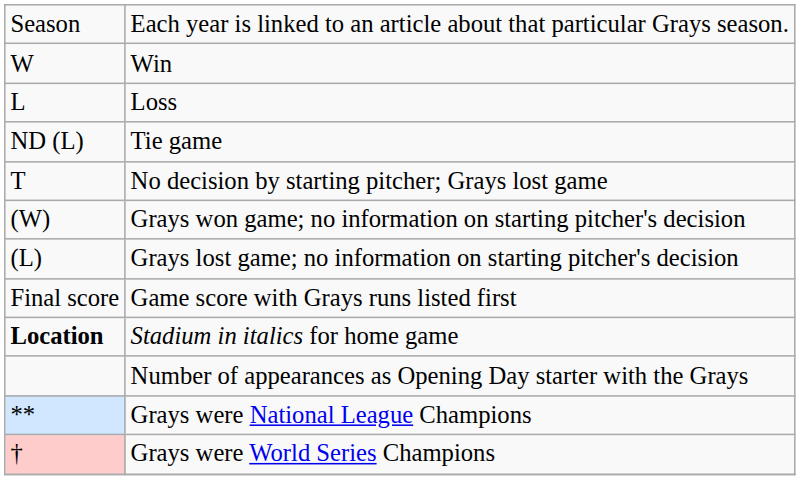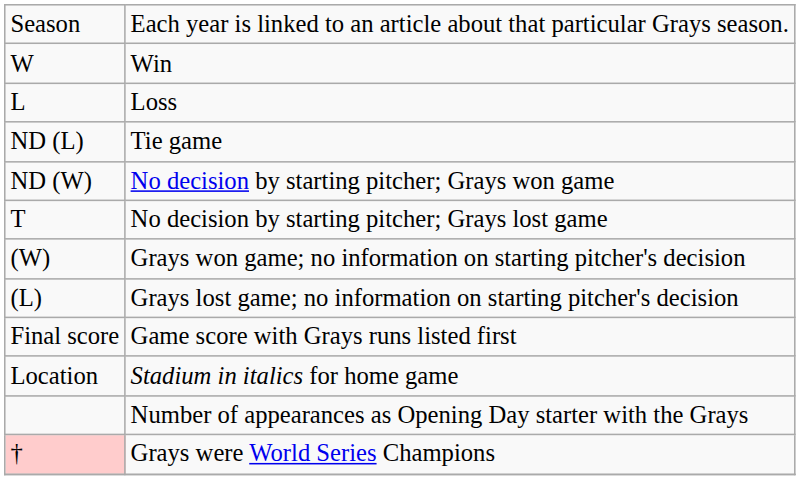+ row: (373, 180)
(57, 336) bold -> (54, 375) normal
- row: (331, 414)
